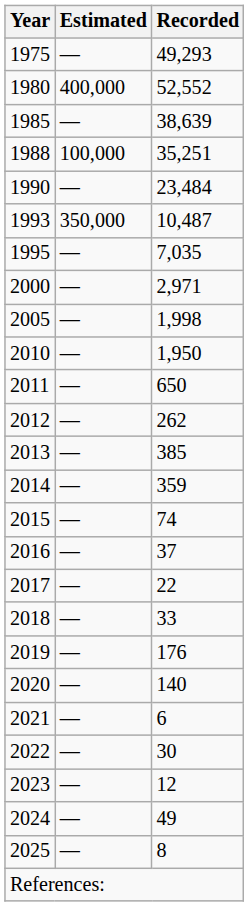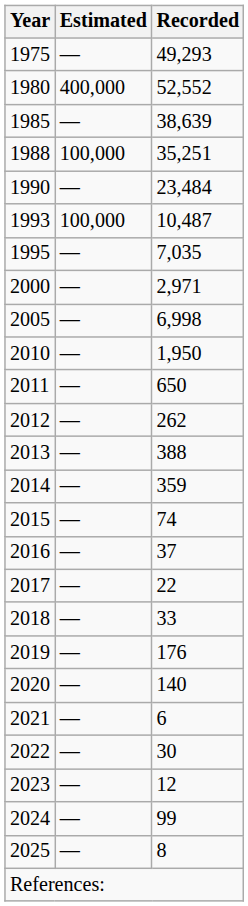(92, 220) 350,000 -> (92, 220) 100,000
(179, 320) 1,998 -> (179, 320) 6,998
(171, 452) 385 -> (171, 452) 388
(166, 818) 49 -> (166, 818) 99
